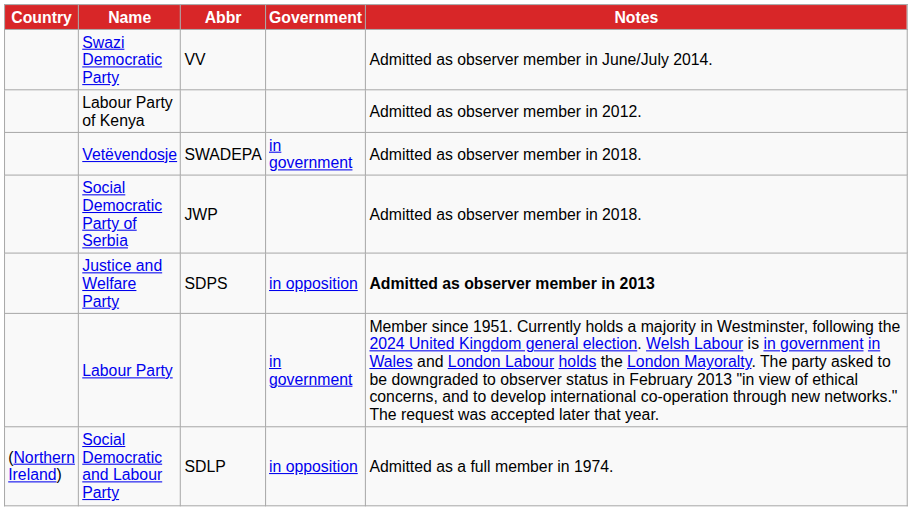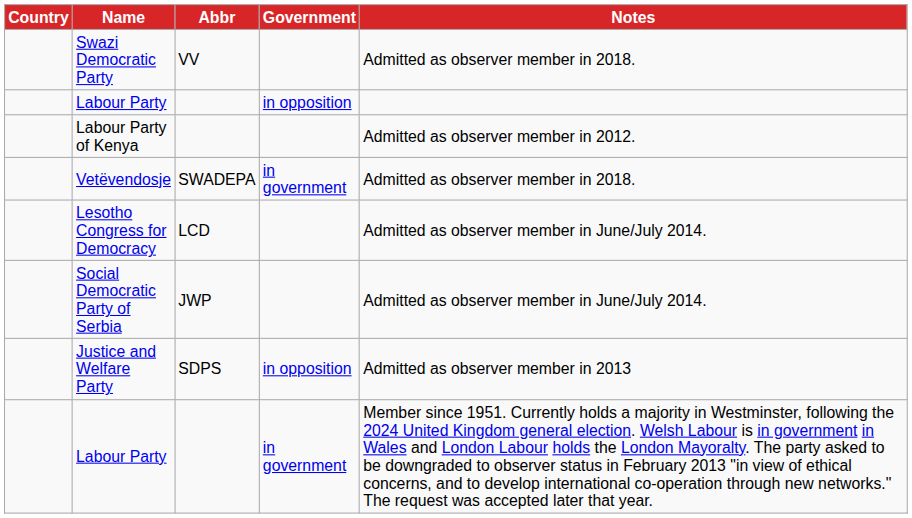(541, 60) Admitted as observer member in June/July 2014. -> (499, 60) Admitted as observer member in 2018.
+ row: (121, 103)
+ row: (121, 231)
(506, 215) Admitted as observer member in 2018. -> (535, 300) Admitted as observer member in June/July 2014.
(512, 284) bold -> (497, 369) normal
- row: (122, 466)
